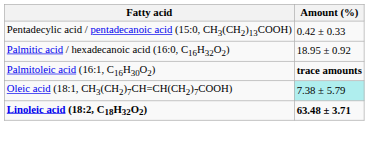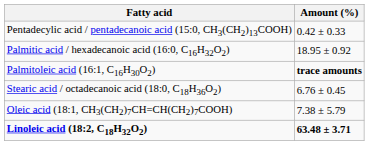+ row: (114, 90)
(321, 90) paleturquoise background -> (321, 110) no background
